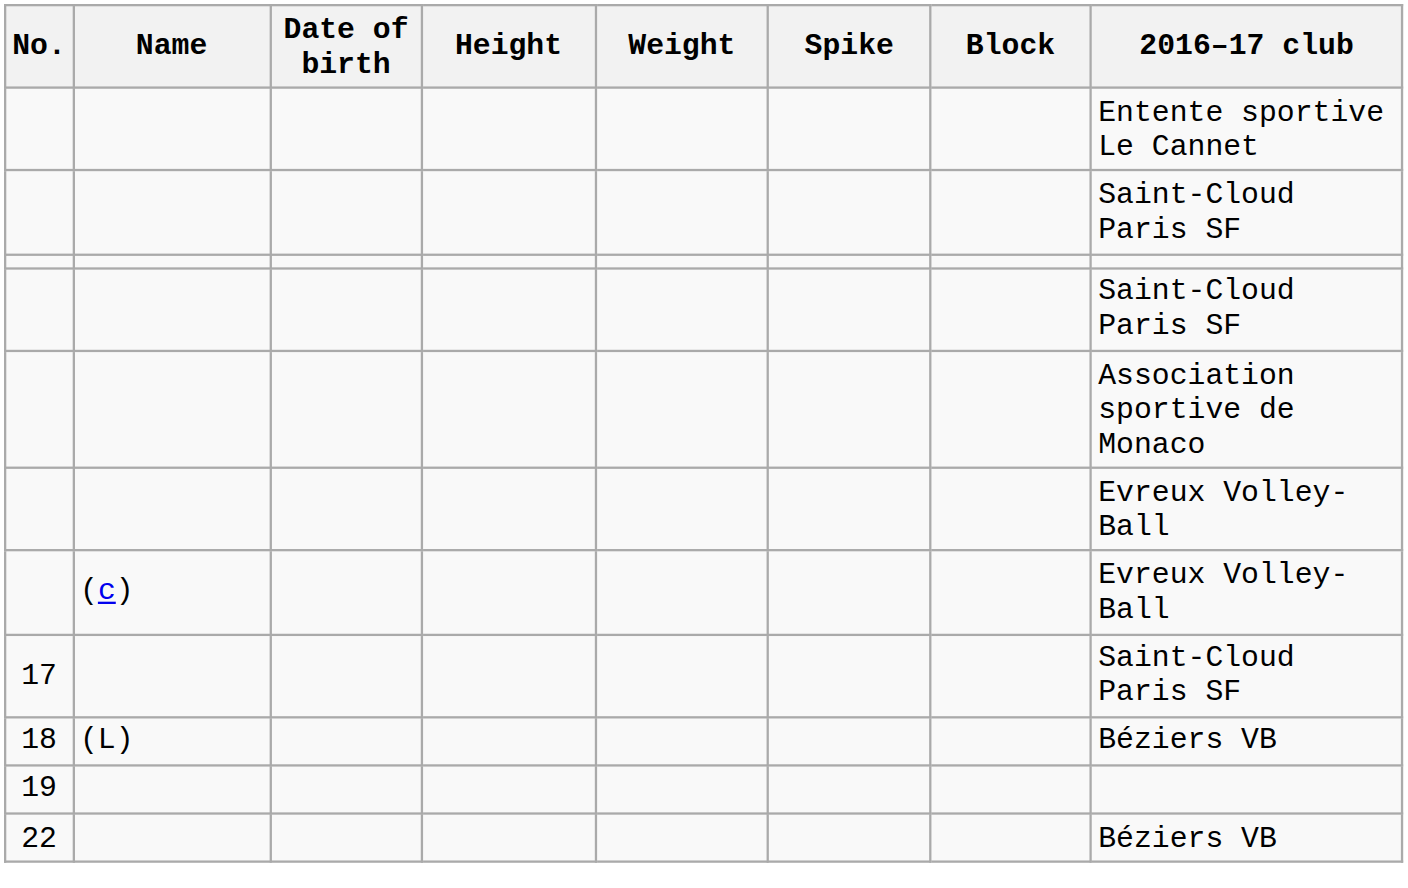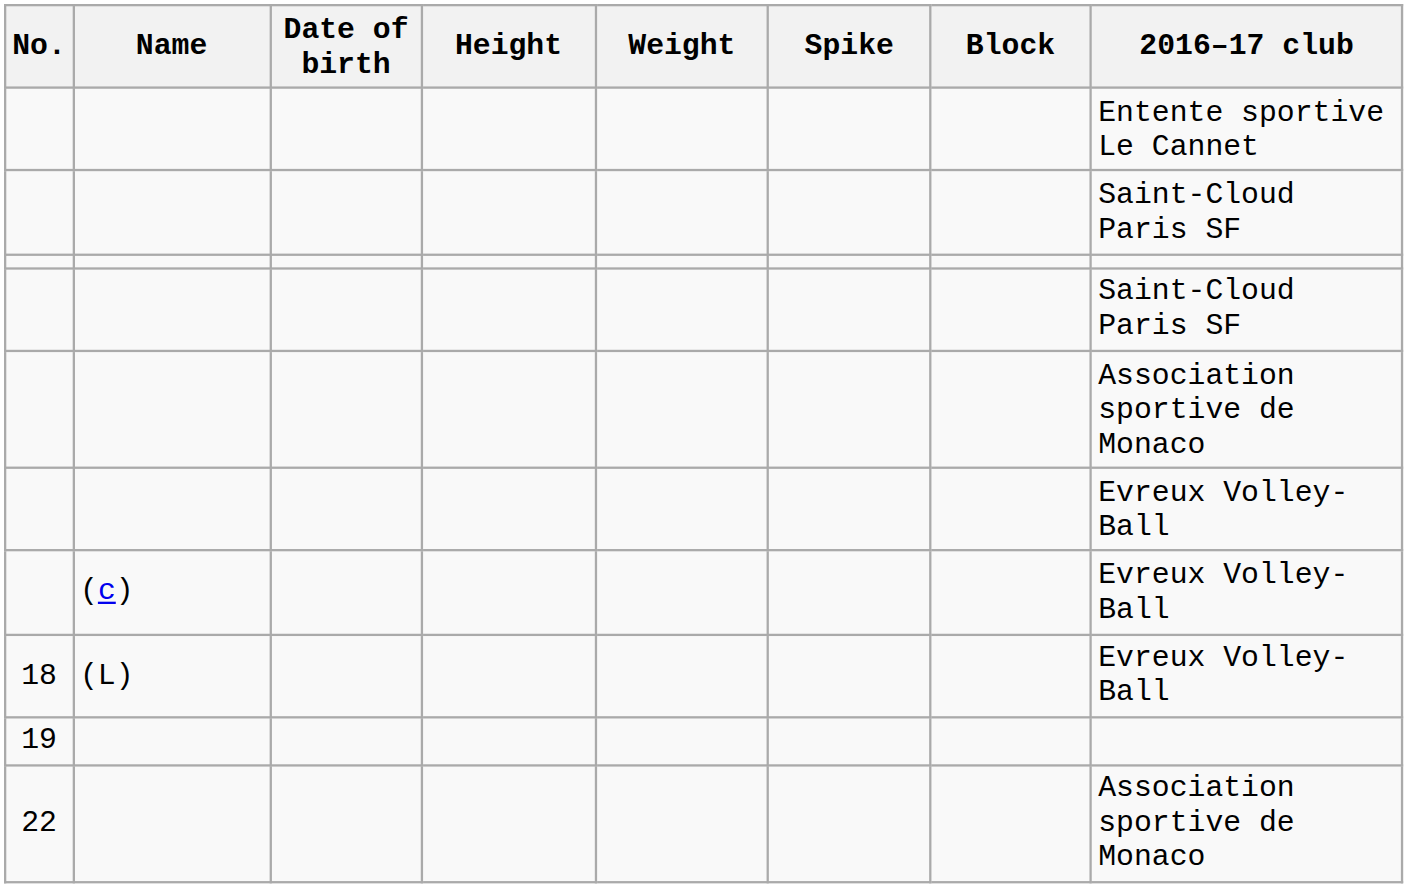- row: (39, 675)
(1188, 741) Béziers VB -> (1223, 675) Evreux Volley-Ball
(1188, 838) Béziers VB -> (1196, 824) Association sportive de Monaco
